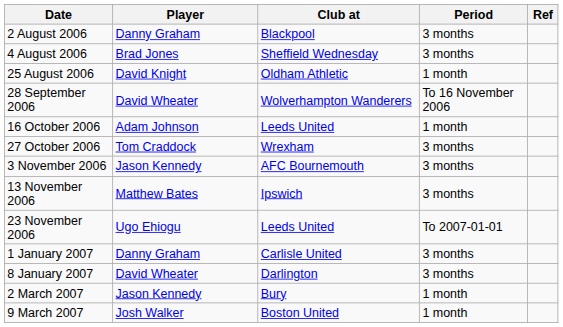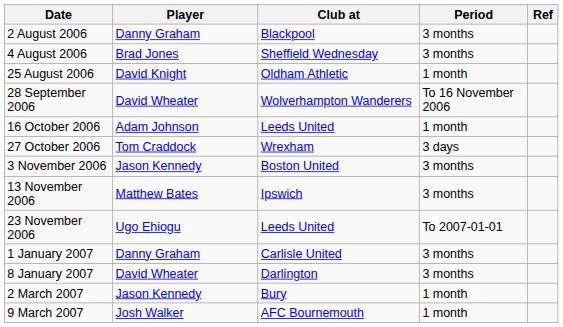(448, 147) 3 months -> (441, 147) 3 days
(312, 167) AFC Bournemouth -> (300, 167) Boston United
(300, 313) Boston United -> (312, 313) AFC Bournemouth
